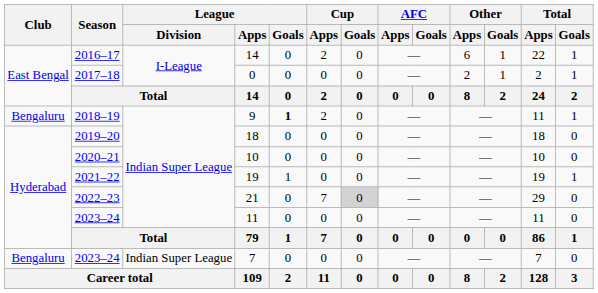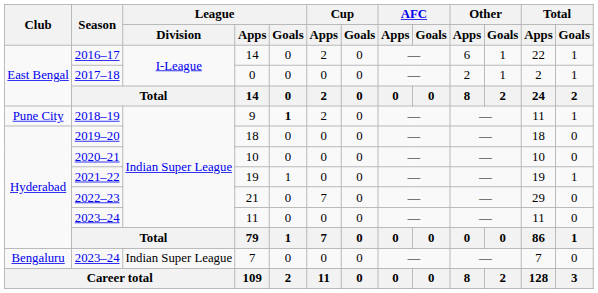(38, 116) Bengaluru -> (38, 116) Pune City
(360, 197) lightgrey background -> (360, 197) no background
